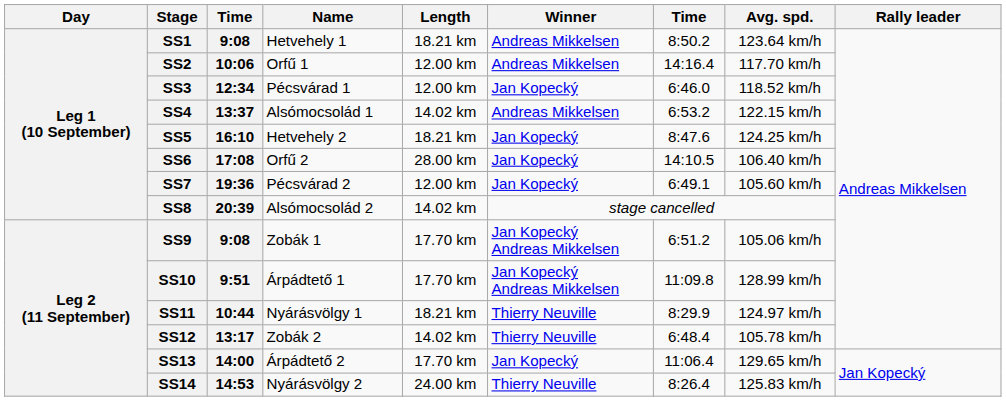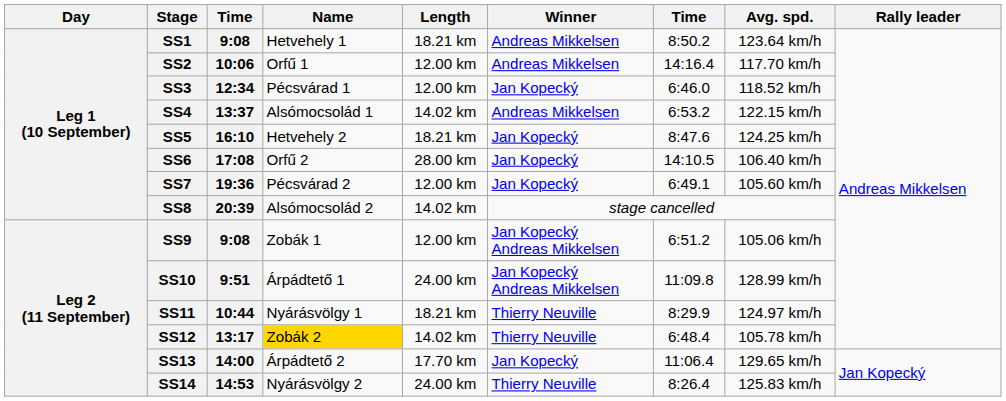(445, 240) 17.70 km -> (445, 240) 12.00 km
(445, 281) 17.70 km -> (445, 281) 24.00 km
(294, 337) no background -> (294, 337) gold background
